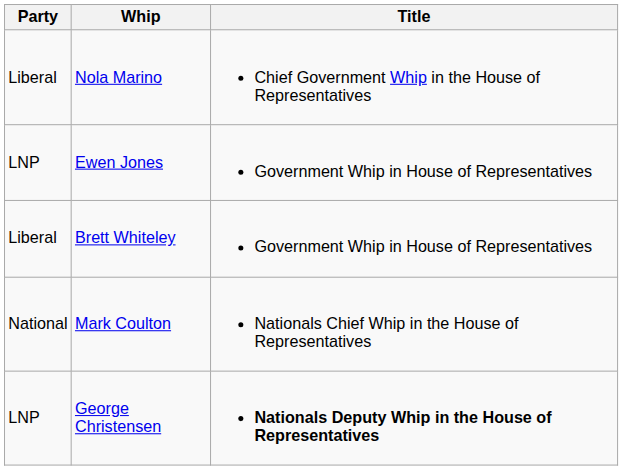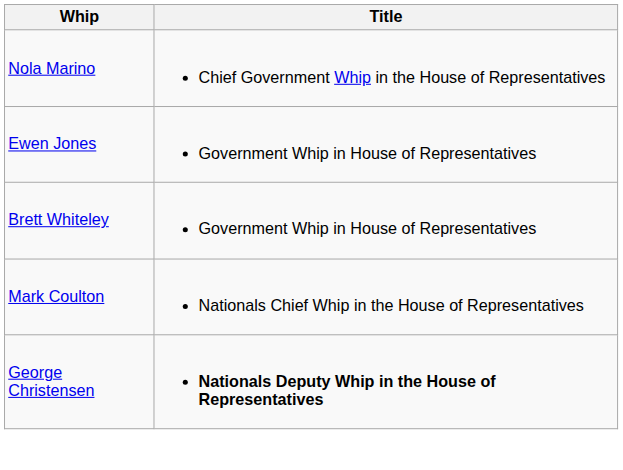- column: (38, 17)
